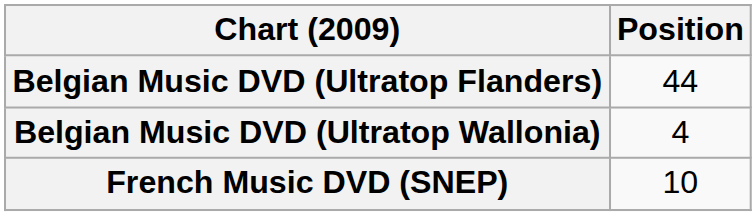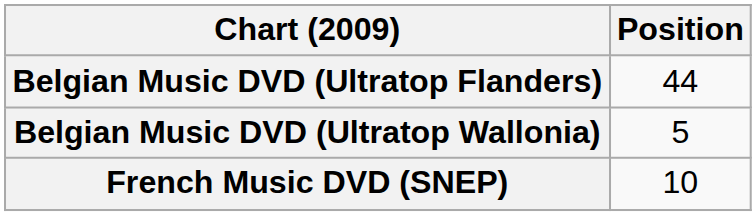(680, 132) 4 -> (680, 132) 5
